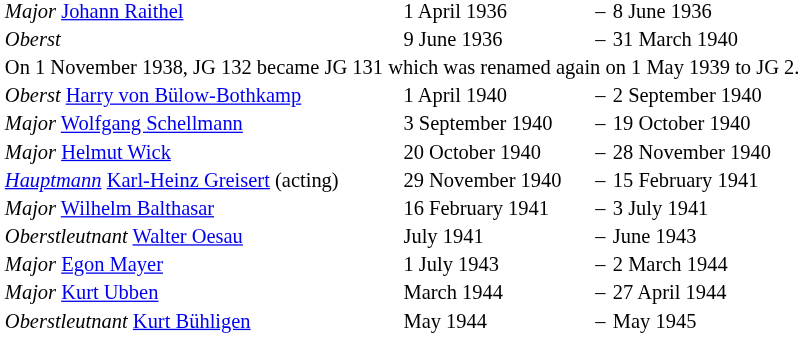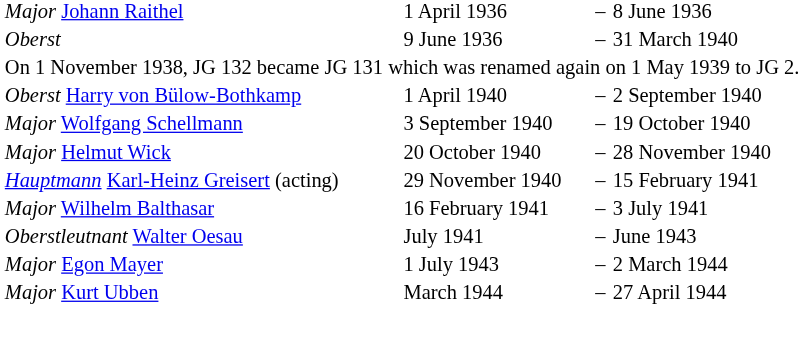- row: (128, 320)
